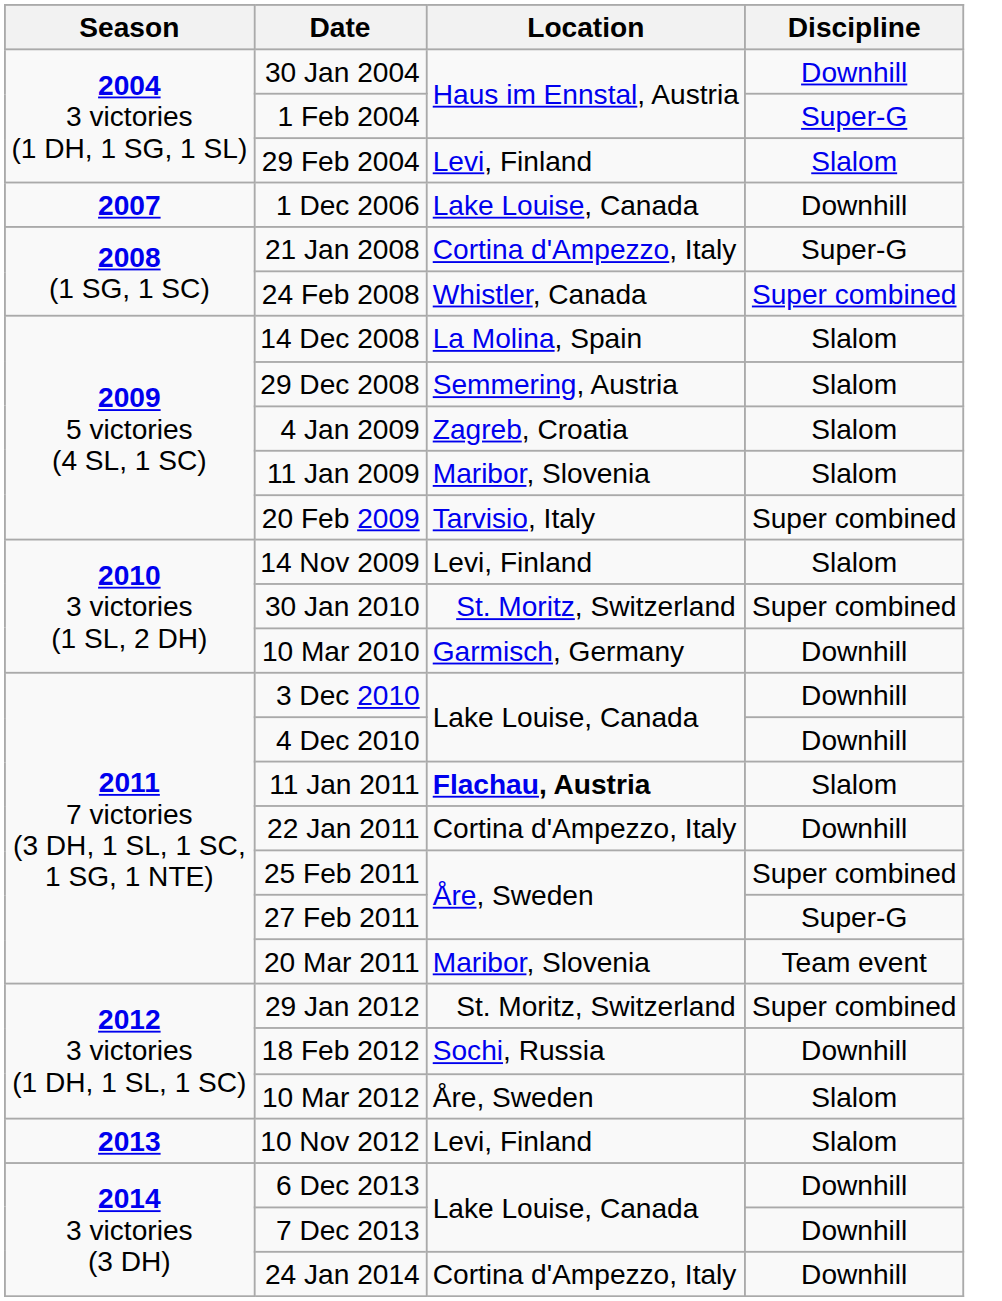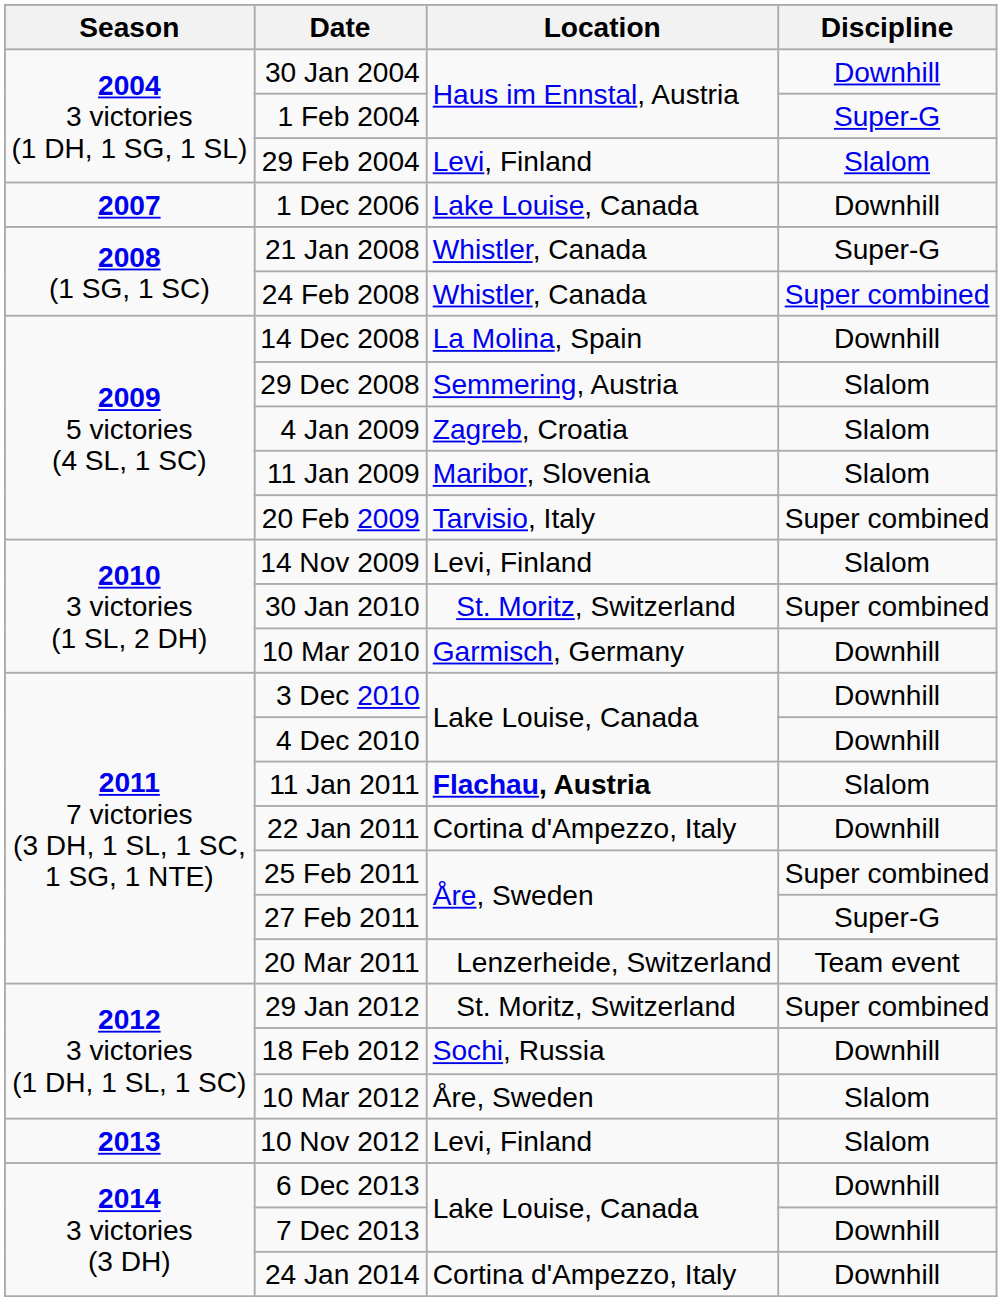(585, 250) Cortina d'Ampezzo, Italy -> (540, 250) Whistler, Canada
(854, 339) Slalom -> (887, 339) Downhill
(541, 962) Maribor, Slovenia -> (602, 962) Lenzerheide, Switzerland
